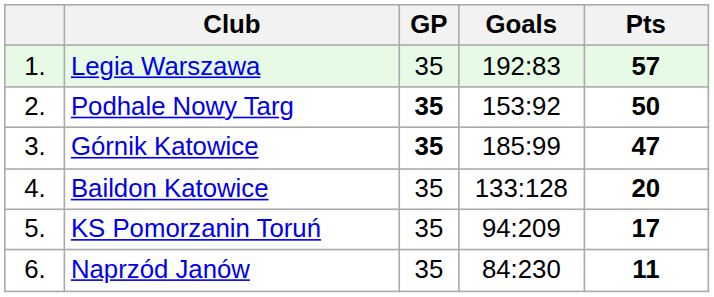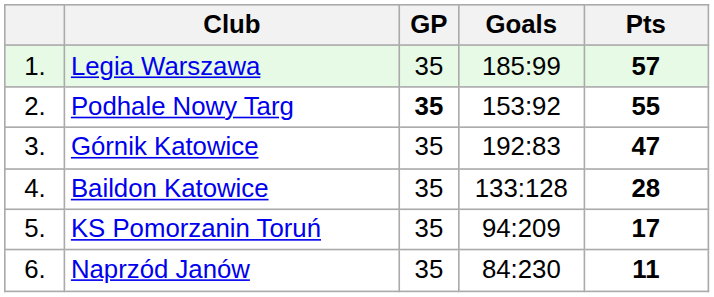(521, 65) 192:83 -> (521, 65) 185:99
(646, 106) 50 -> (646, 106) 55
(429, 147) bold -> (429, 147) normal
(521, 147) 185:99 -> (521, 147) 192:83
(646, 188) 20 -> (646, 188) 28
